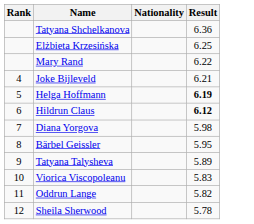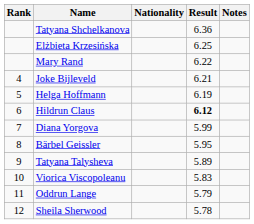+ column: (234, 12)
(203, 95) bold -> (203, 95) normal
(203, 128) 5.98 -> (203, 128) 5.99
(203, 194) 5.82 -> (203, 194) 5.79
